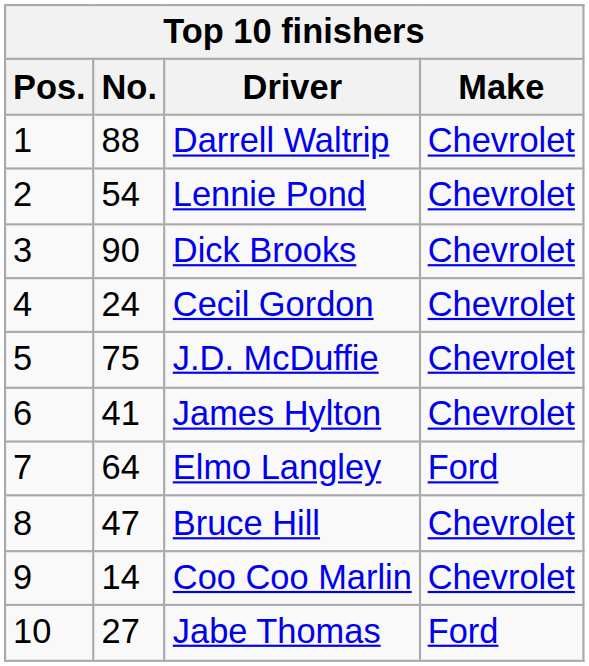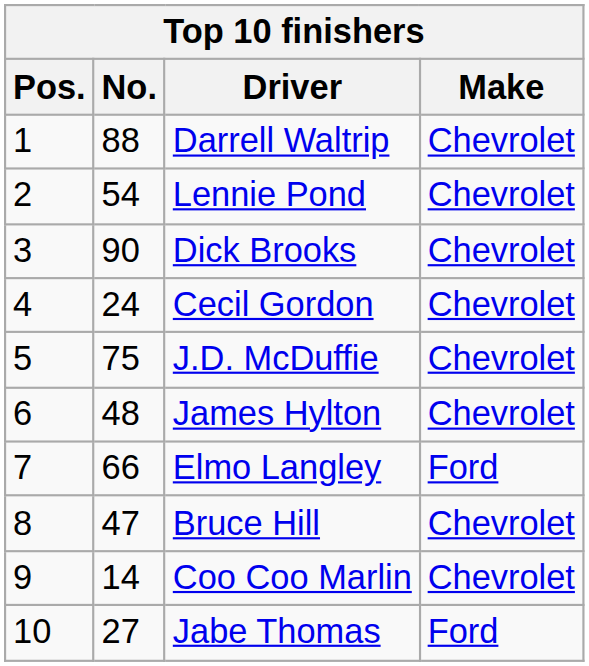(121, 413) 41 -> (121, 413) 48
(121, 468) 64 -> (121, 468) 66
